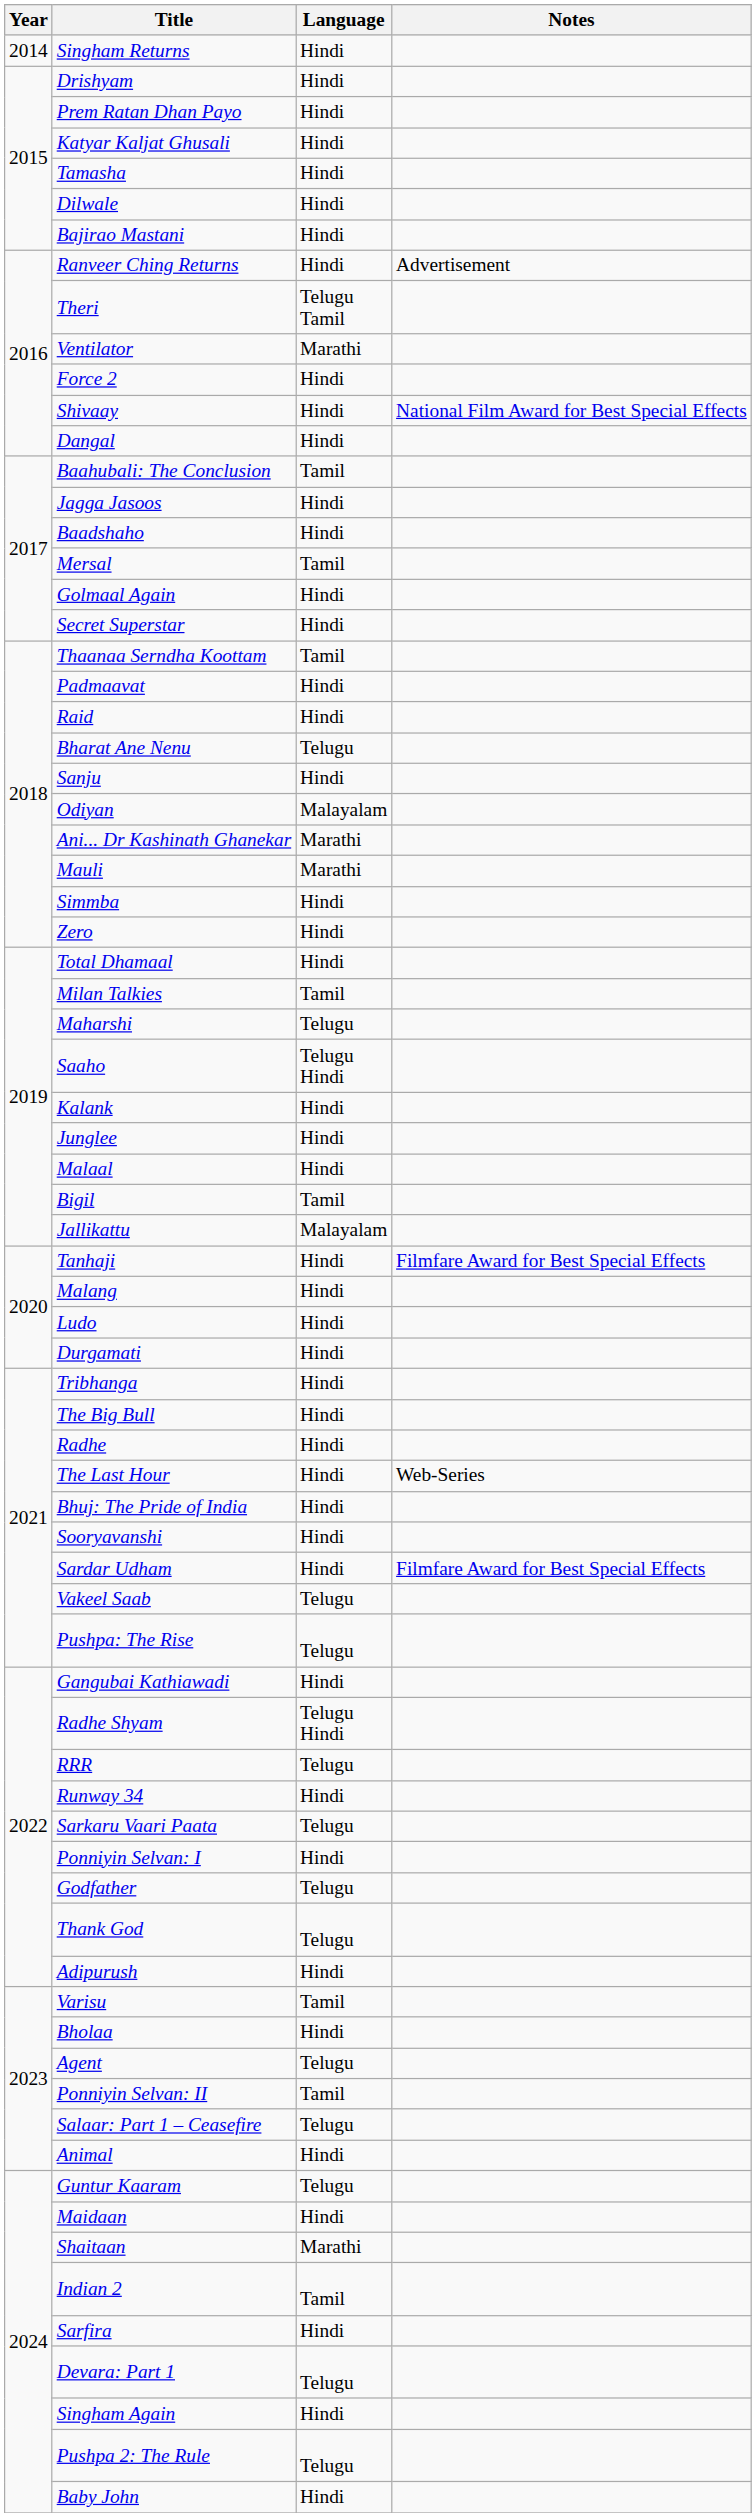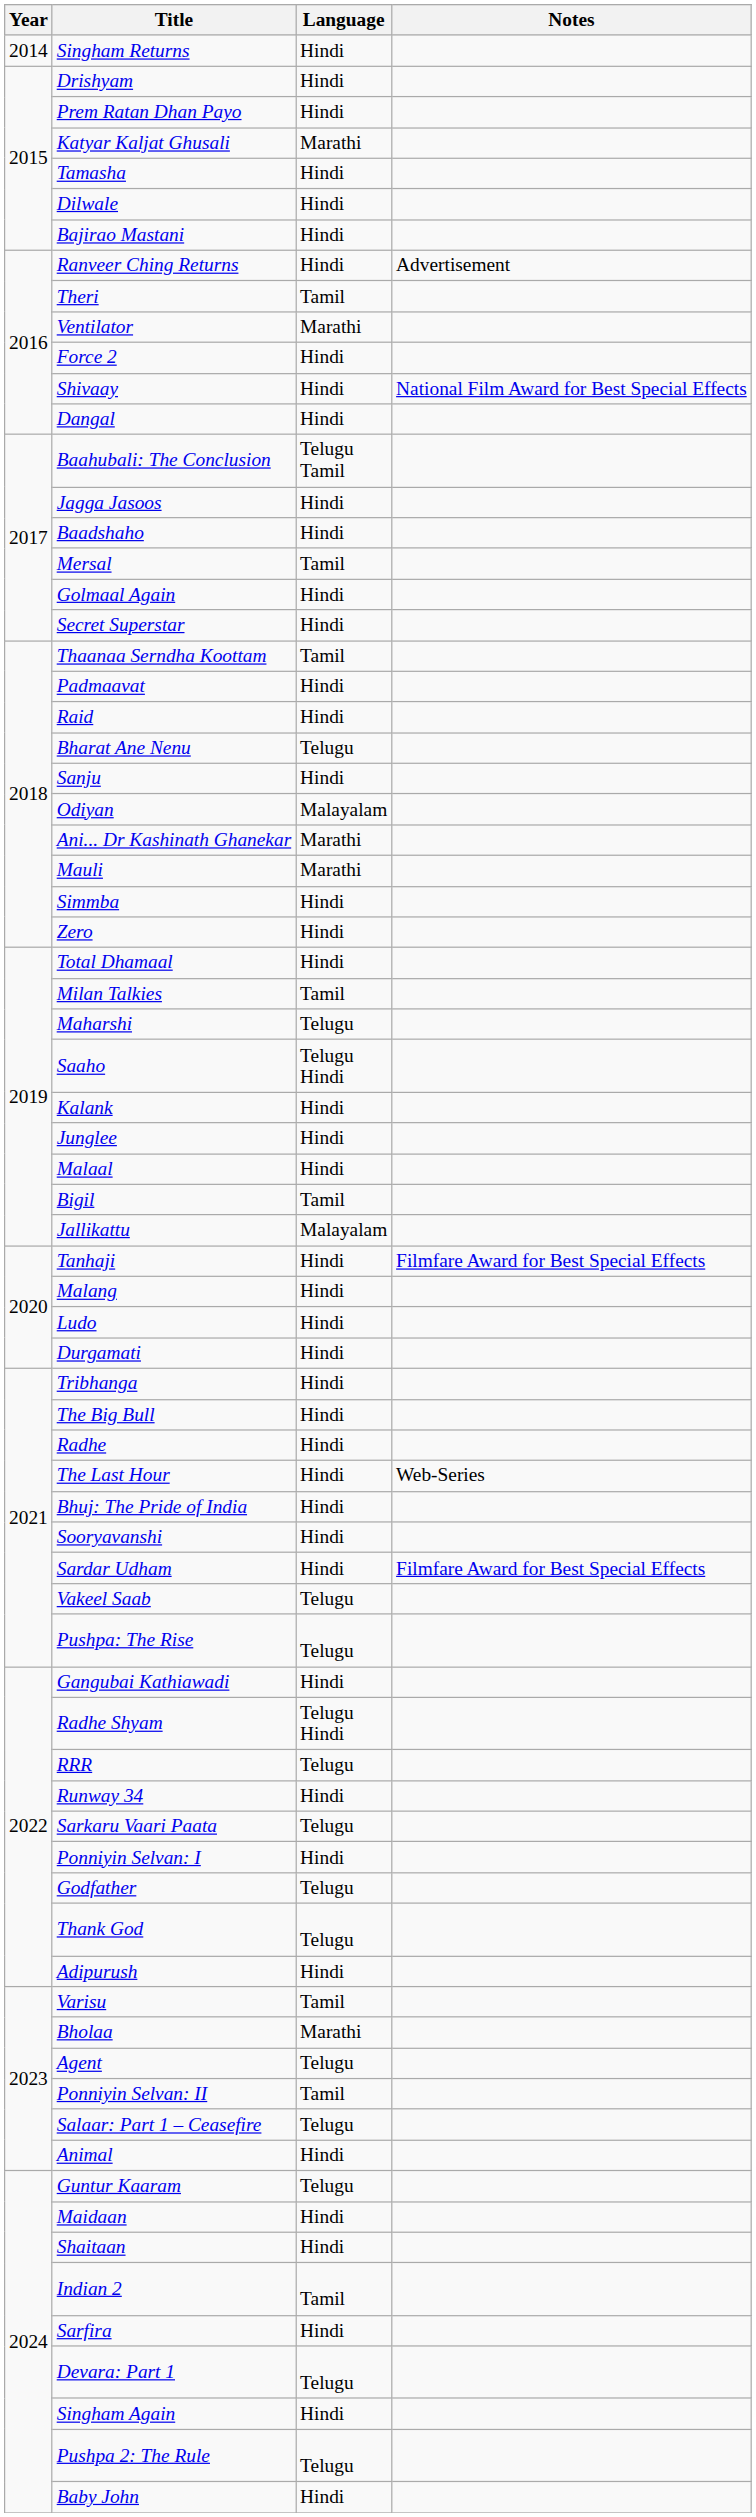(322, 142) Hindi -> (331, 142) Marathi
(327, 307) Telugu Tamil -> (323, 296) Tamil
(323, 471) Tamil -> (327, 460) Telugu Tamil
(322, 2032) Hindi -> (331, 2032) Marathi
(331, 2247) Marathi -> (322, 2247) Hindi
